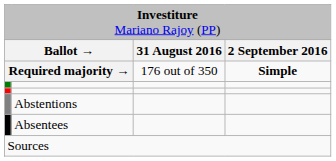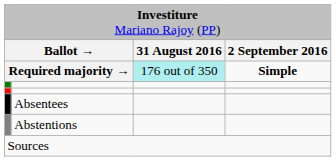(179, 71) no background -> (179, 71) paleturquoise background
rows swapped: (8, 104) <-> (8, 125)
